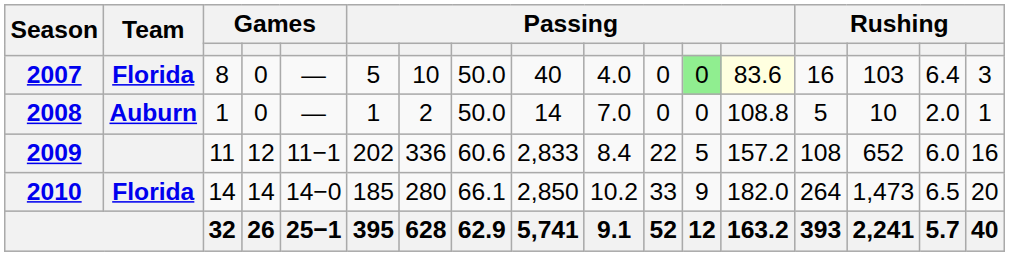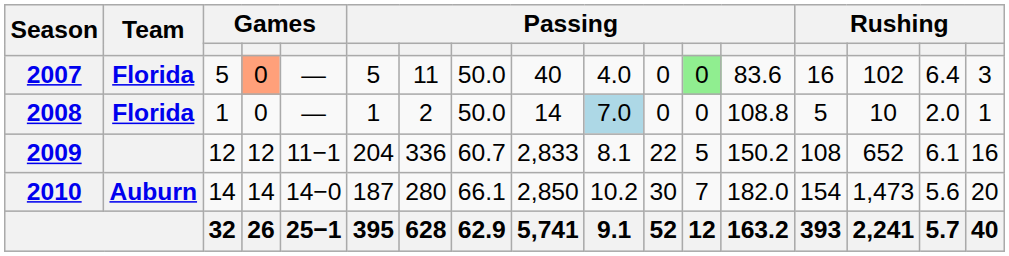(222, 74) 8 -> (222, 74) 5
(261, 74) no background -> (261, 74) lightsalmon background
(426, 74) 10 -> (426, 74) 11
(758, 74) lightyellow background -> (758, 74) no background
(883, 74) 103 -> (883, 74) 102
(153, 113) Auburn -> (153, 113) Florida
(614, 113) no background -> (614, 113) lightblue background
(222, 152) 11 -> (222, 152) 12
(373, 152) 202 -> (373, 152) 204
(482, 152) 60.6 -> (482, 152) 60.7
(614, 152) 8.4 -> (614, 152) 8.1
(758, 152) 157.2 -> (758, 152) 150.2
(943, 152) 6.0 -> (943, 152) 6.1
(153, 191) Florida -> (153, 191) Auburn
(373, 191) 185 -> (373, 191) 187
(663, 191) 33 -> (663, 191) 30
(702, 191) 9 -> (702, 191) 7
(821, 191) 264 -> (821, 191) 154
(943, 191) 6.5 -> (943, 191) 5.6
